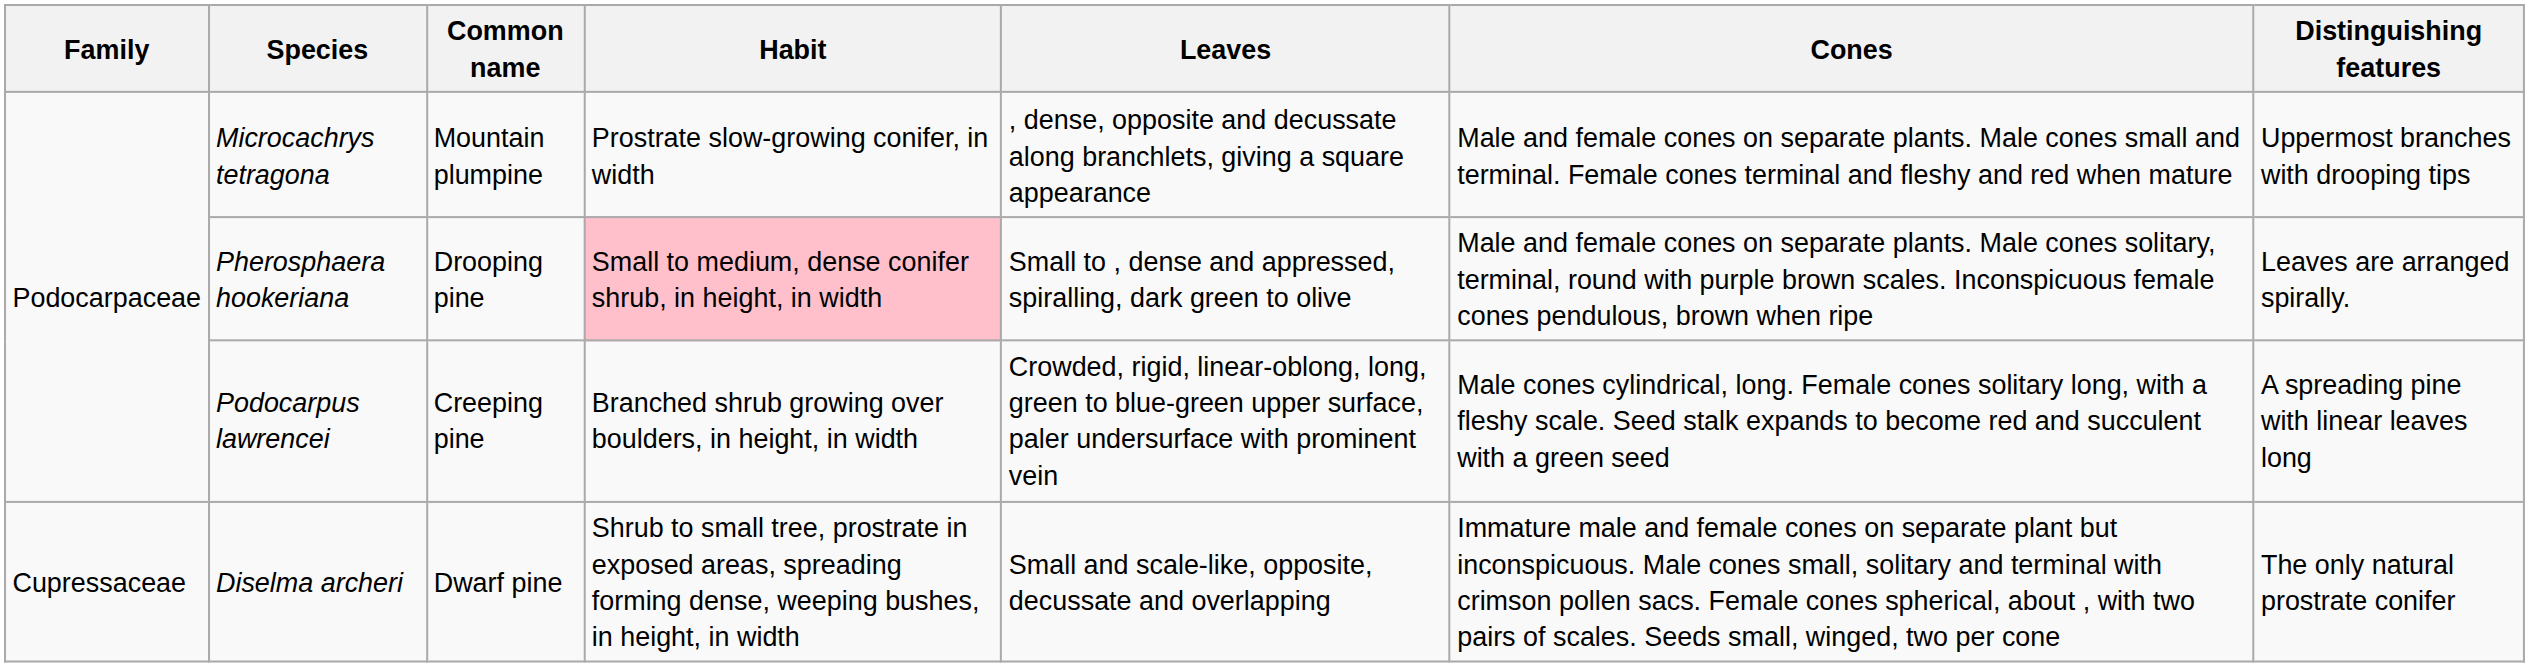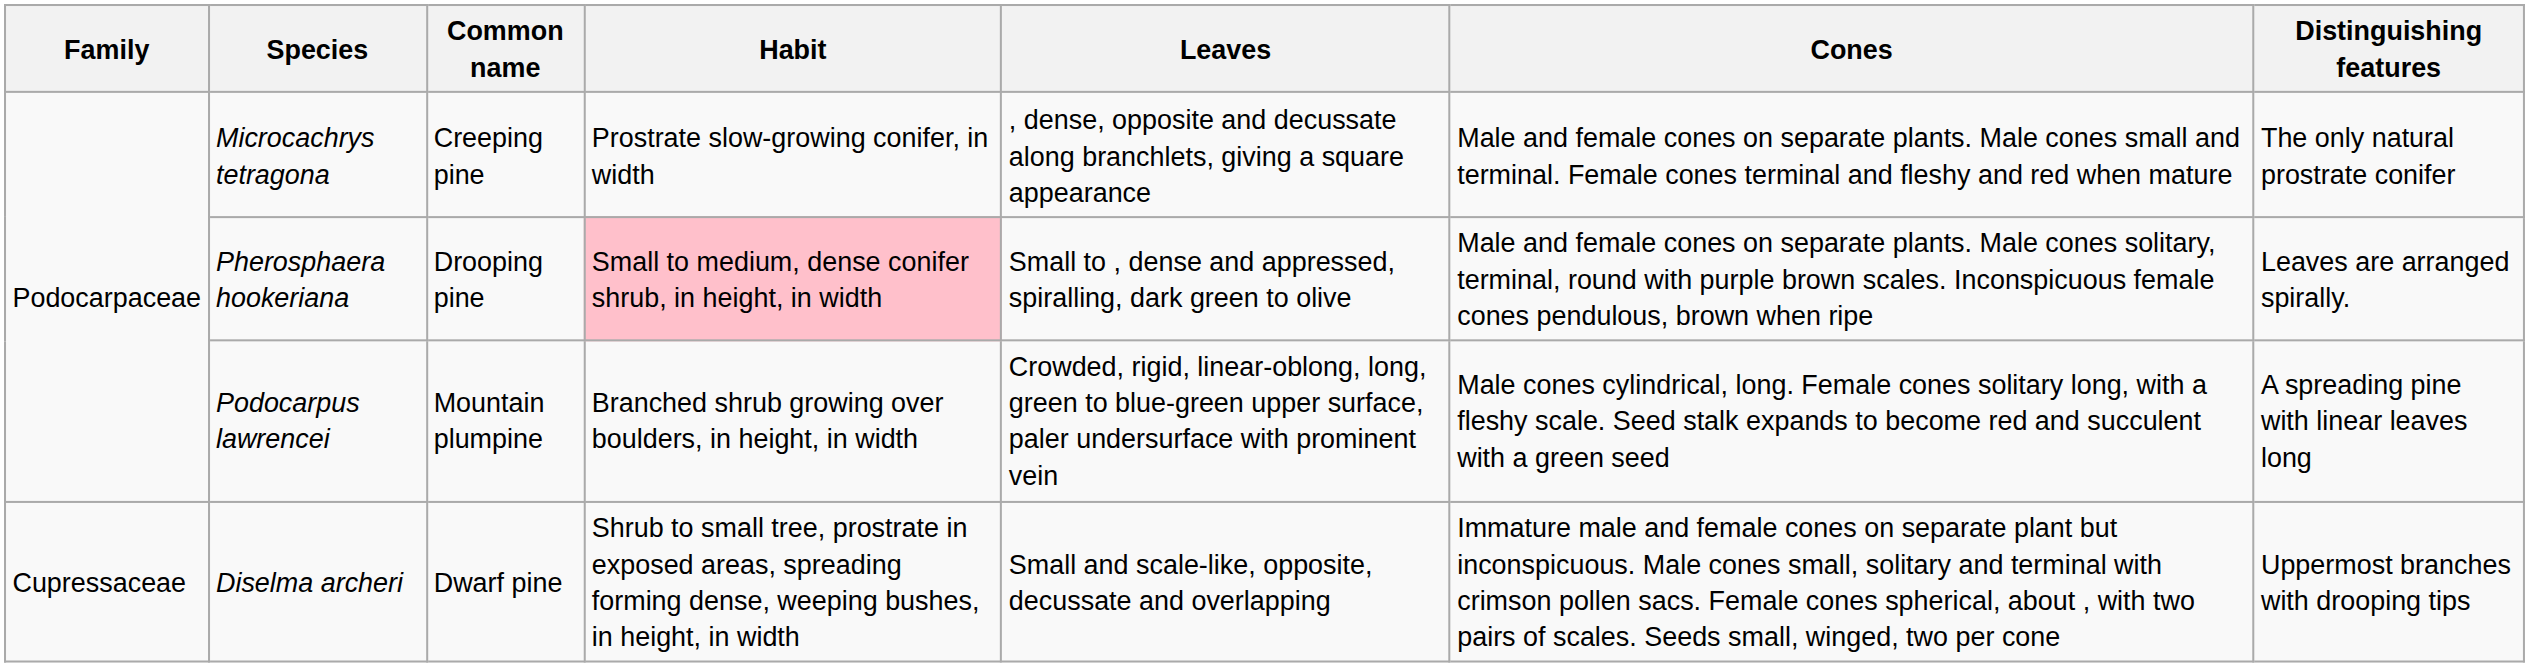(489, 156) Mountain plumpine -> (488, 156) Creeping pine
(2386, 156) Uppermost branches with drooping tips -> (2358, 156) The only natural prostrate conifer
(488, 422) Creeping pine -> (489, 422) Mountain plumpine
(2358, 582) The only natural prostrate conifer -> (2386, 582) Uppermost branches with drooping tips
